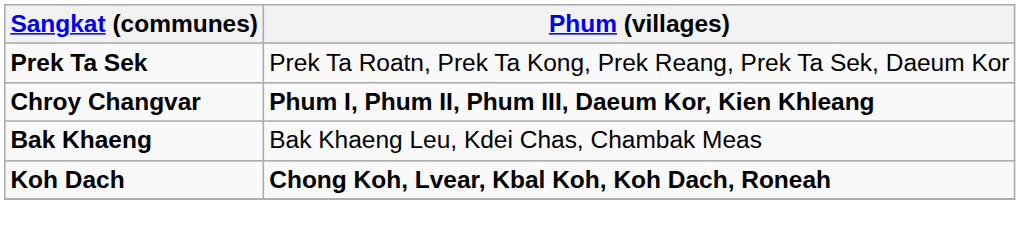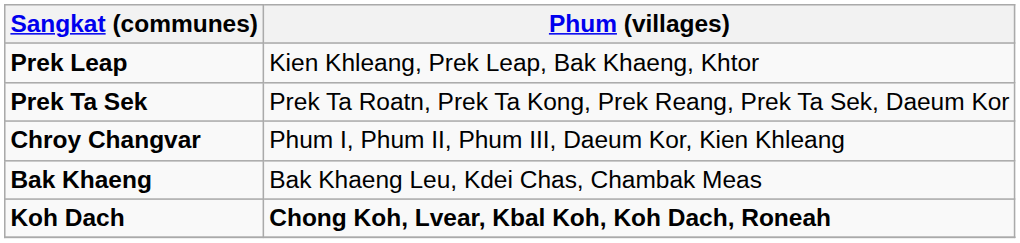+ row: (69, 62)
(572, 101) bold -> (557, 140) normal
